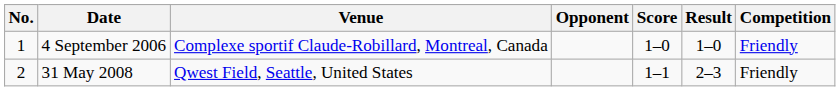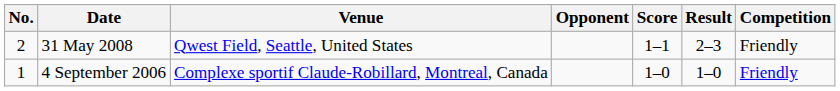rows swapped: (104, 45) <-> (87, 72)
